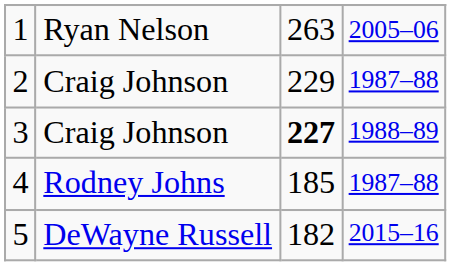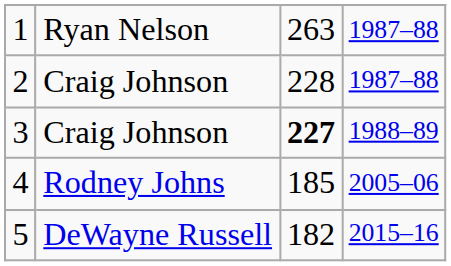(394, 30) 2005–06 -> (394, 30) 1987–88
(311, 81) 229 -> (311, 81) 228
(394, 183) 1987–88 -> (394, 183) 2005–06
